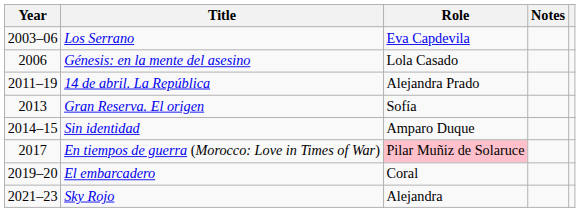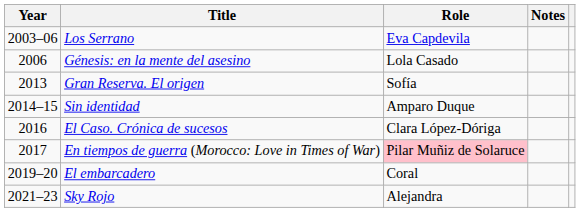- row: (137, 83)
+ row: (146, 128)
